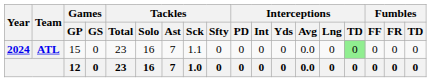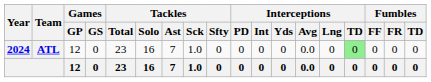(75, 49) 15 -> (75, 49) 12
(195, 49) 1.1 -> (195, 49) 1.0
